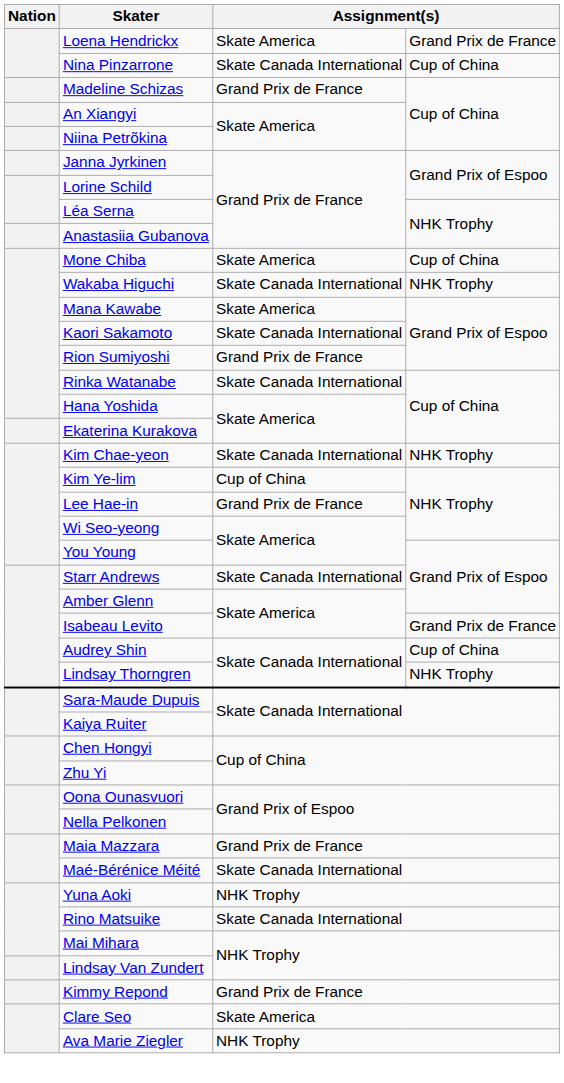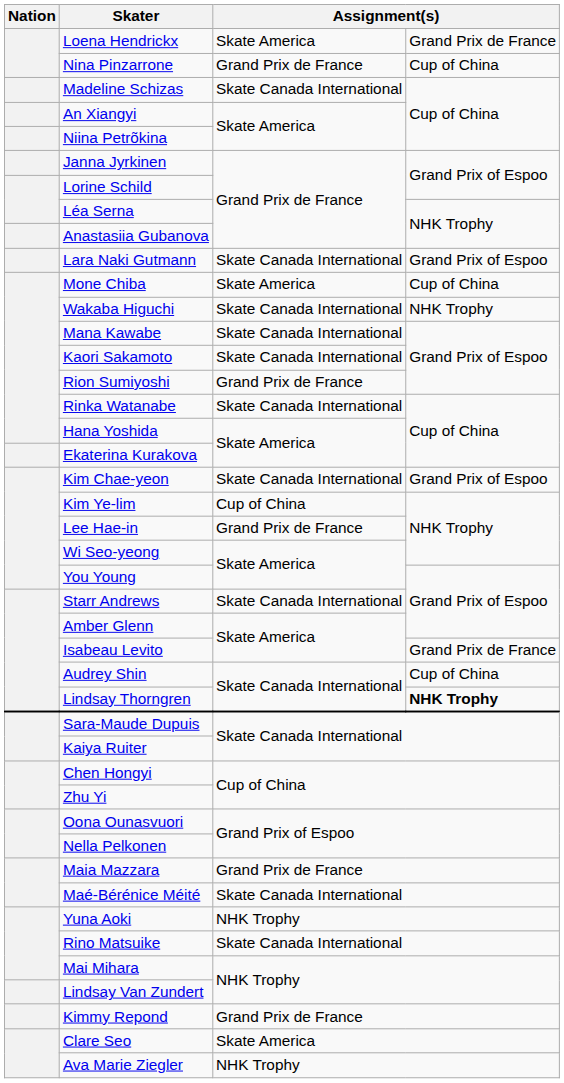(309, 65) Skate Canada International -> (289, 65) Grand Prix de France
(289, 89) Grand Prix de France -> (309, 89) Skate Canada International
+ row: (129, 260)
(266, 308) Skate America -> (309, 333) Skate Canada International
(451, 455) NHK Trophy -> (478, 479) Grand Prix of Espoo
(451, 674) normal -> (454, 698) bold
